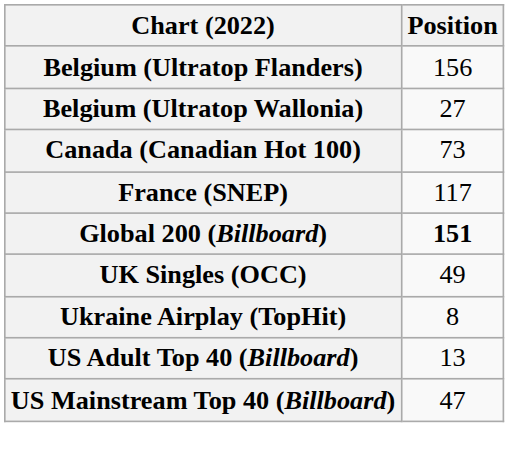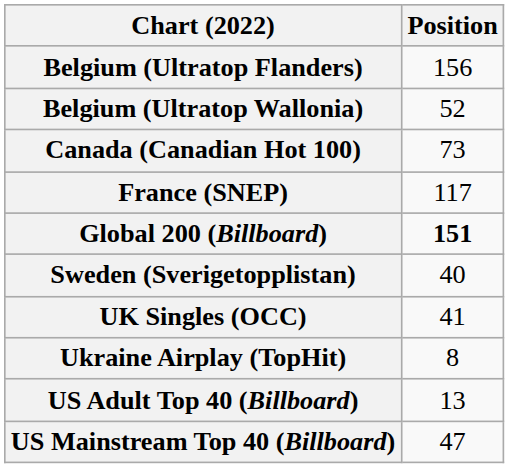(453, 108) 27 -> (453, 108) 52
+ row: (203, 274)
(453, 274) 49 -> (453, 316) 41
